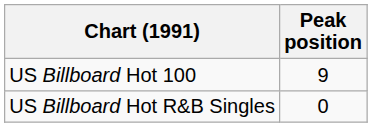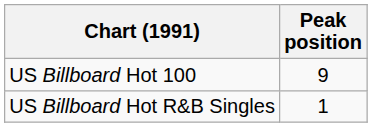(323, 106) 0 -> (323, 106) 1
